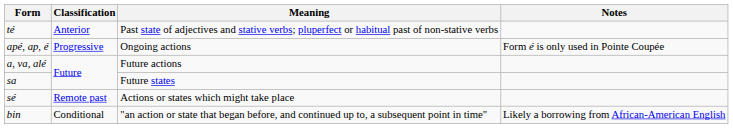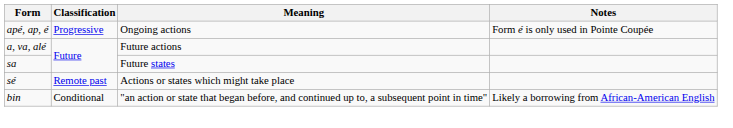- row: (11, 30)
